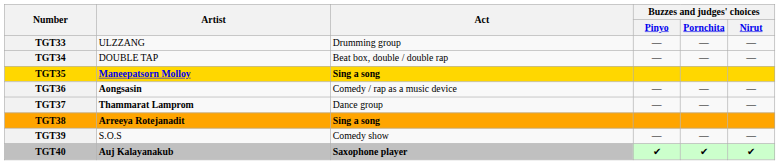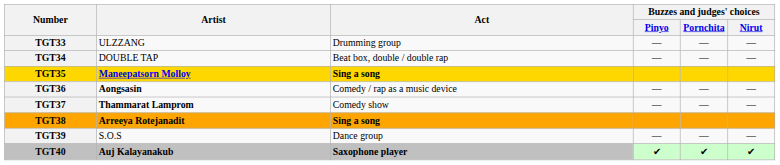(358, 105) Dance group -> (361, 105) Comedy show
(361, 136) Comedy show -> (358, 136) Dance group
